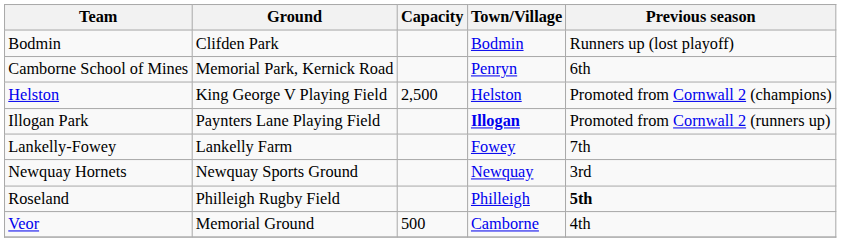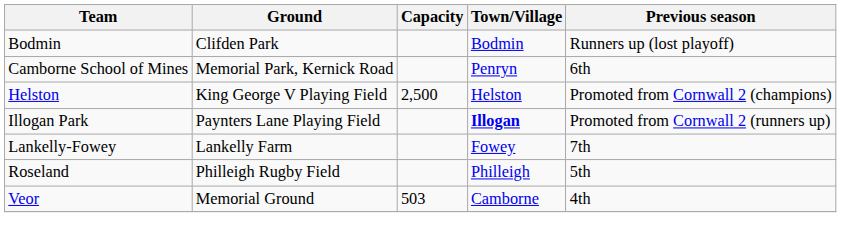- row: (67, 172)
(581, 198) bold -> (580, 172) normal
(413, 224) 500 -> (413, 198) 503
